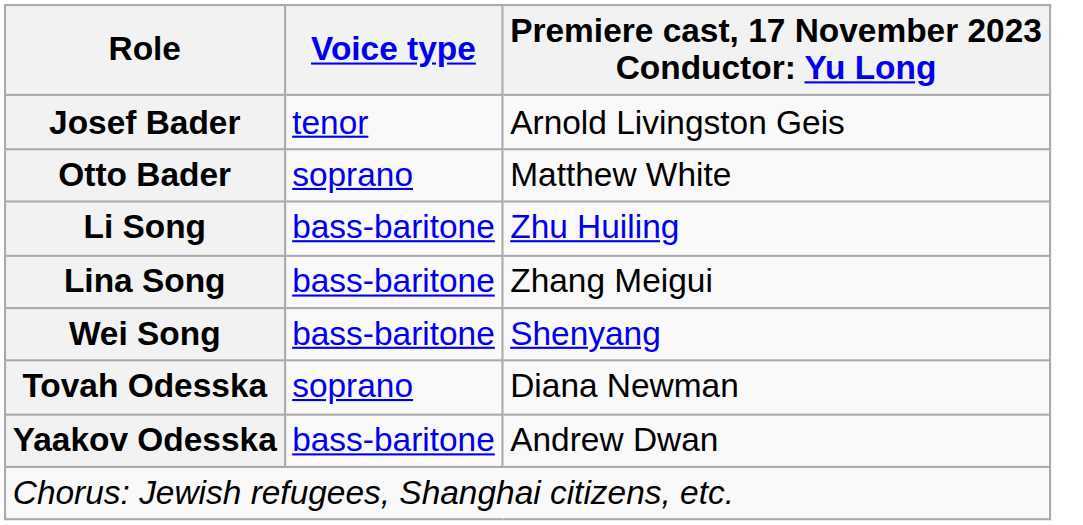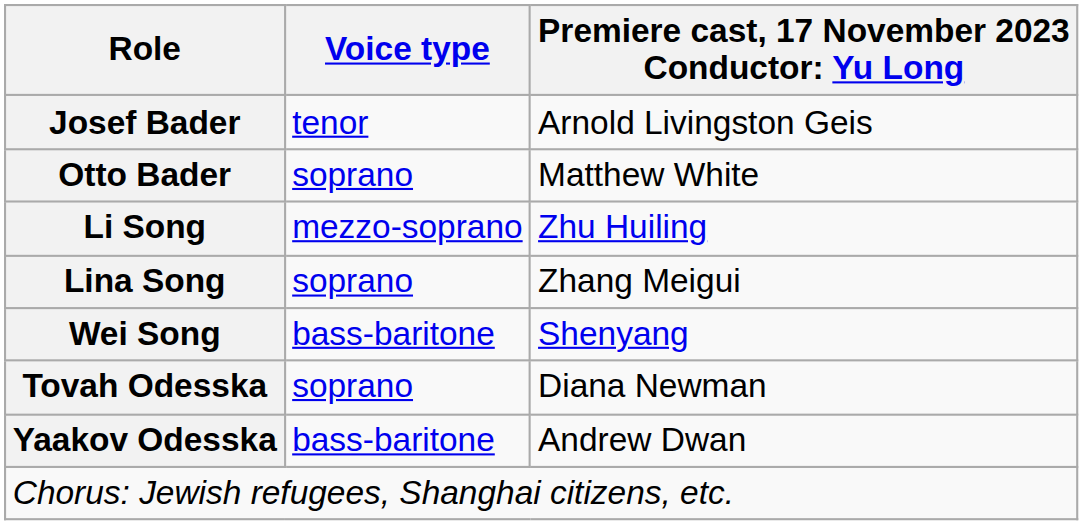(393, 227) bass-baritone -> (407, 227) mezzo-soprano
(393, 280) bass-baritone -> (353, 280) soprano
